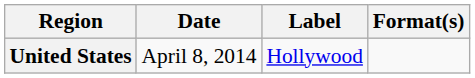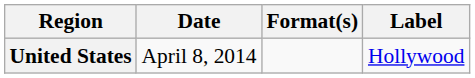columns swapped: (419, 21) <-> (315, 21)
